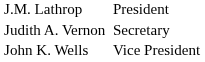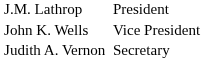rows swapped: (41, 50) <-> (49, 29)
